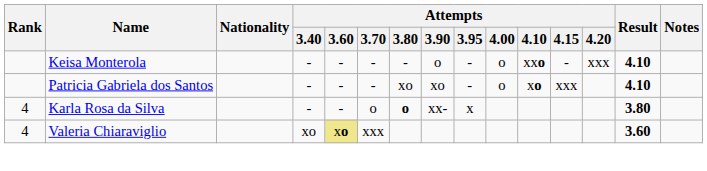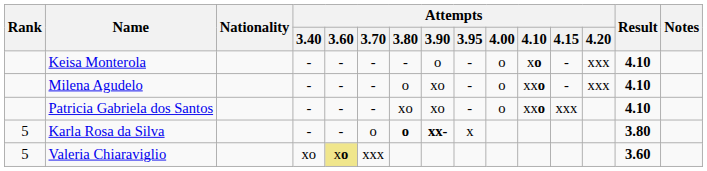(534, 62) xxo -> (534, 62) xo
+ row: (96, 85)
(534, 85) xo -> (534, 108) xxo
(25, 108) 4 -> (25, 131) 5
(438, 108) normal -> (438, 131) bold
(25, 131) 4 -> (25, 154) 5
